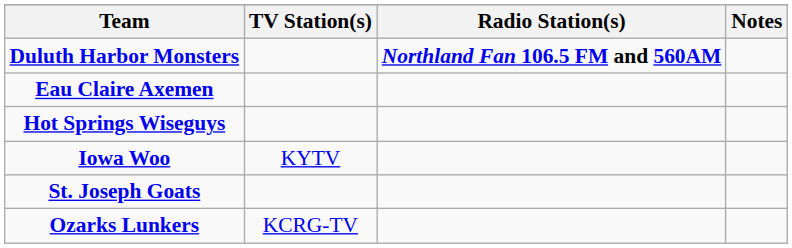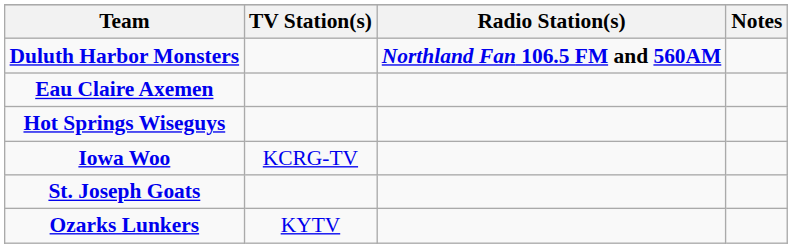(310, 157) KYTV -> (310, 157) KCRG-TV
(310, 225) KCRG-TV -> (310, 225) KYTV
